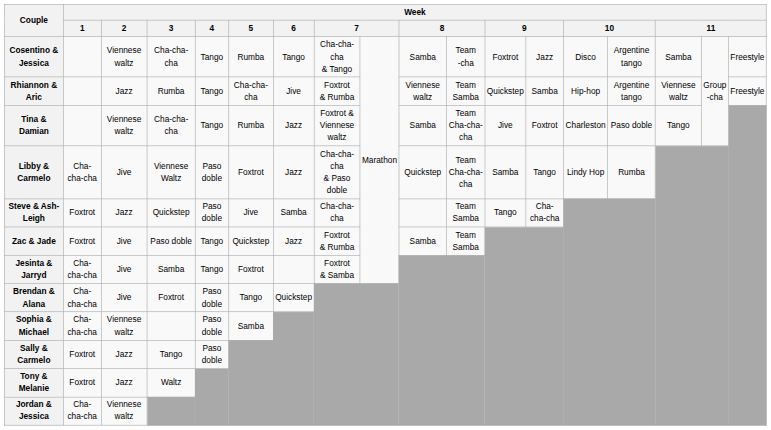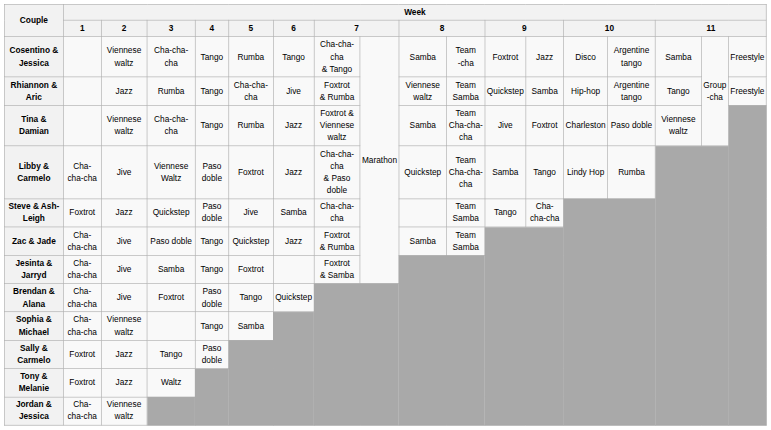(678, 91) Viennese waltz -> (678, 91) Tango
(678, 125) Tango -> (678, 125) Viennese waltz
(82, 240) Foxtrot -> (82, 240) Cha-cha-cha
(212, 325) Paso doble -> (212, 325) Tango
